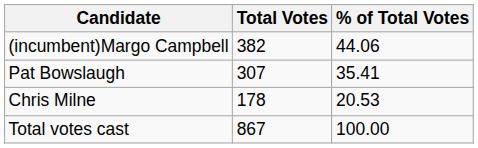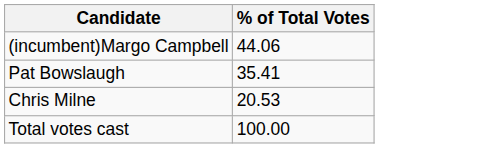- column: (282, 18)
